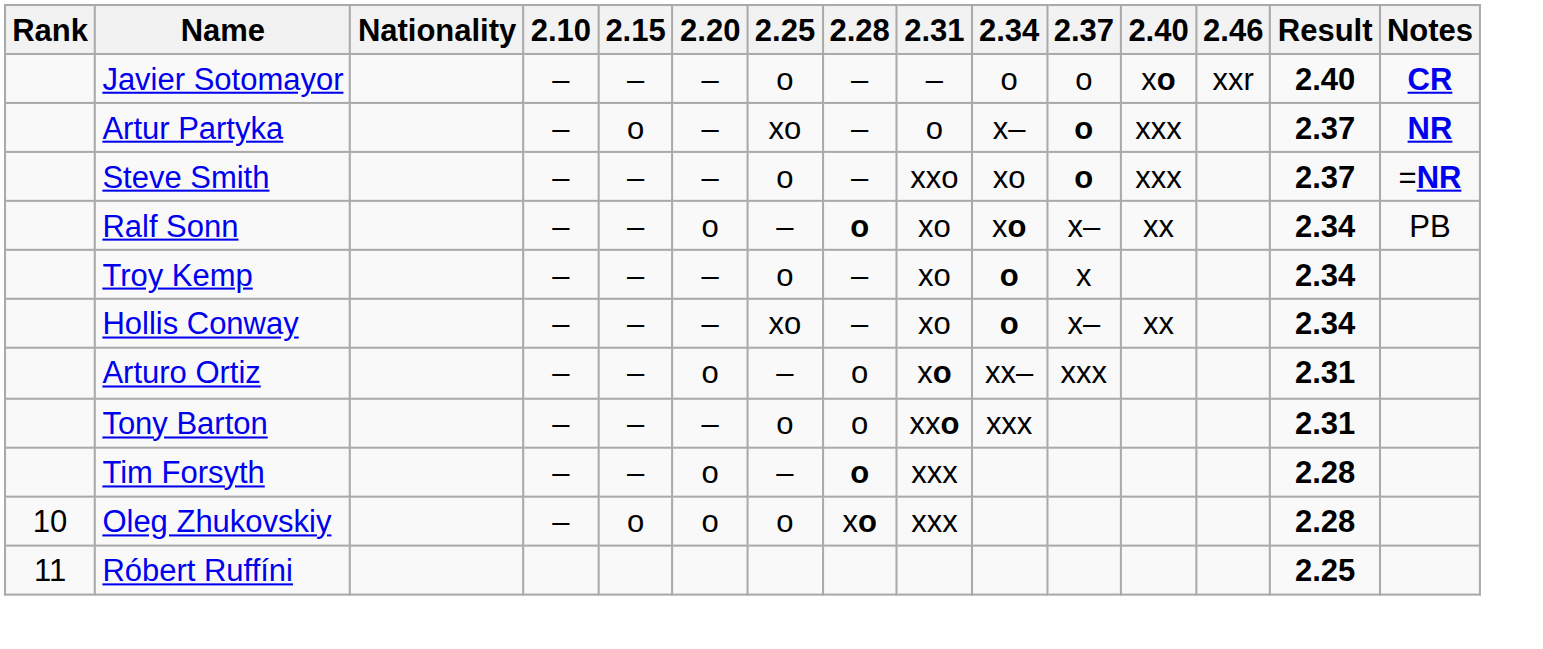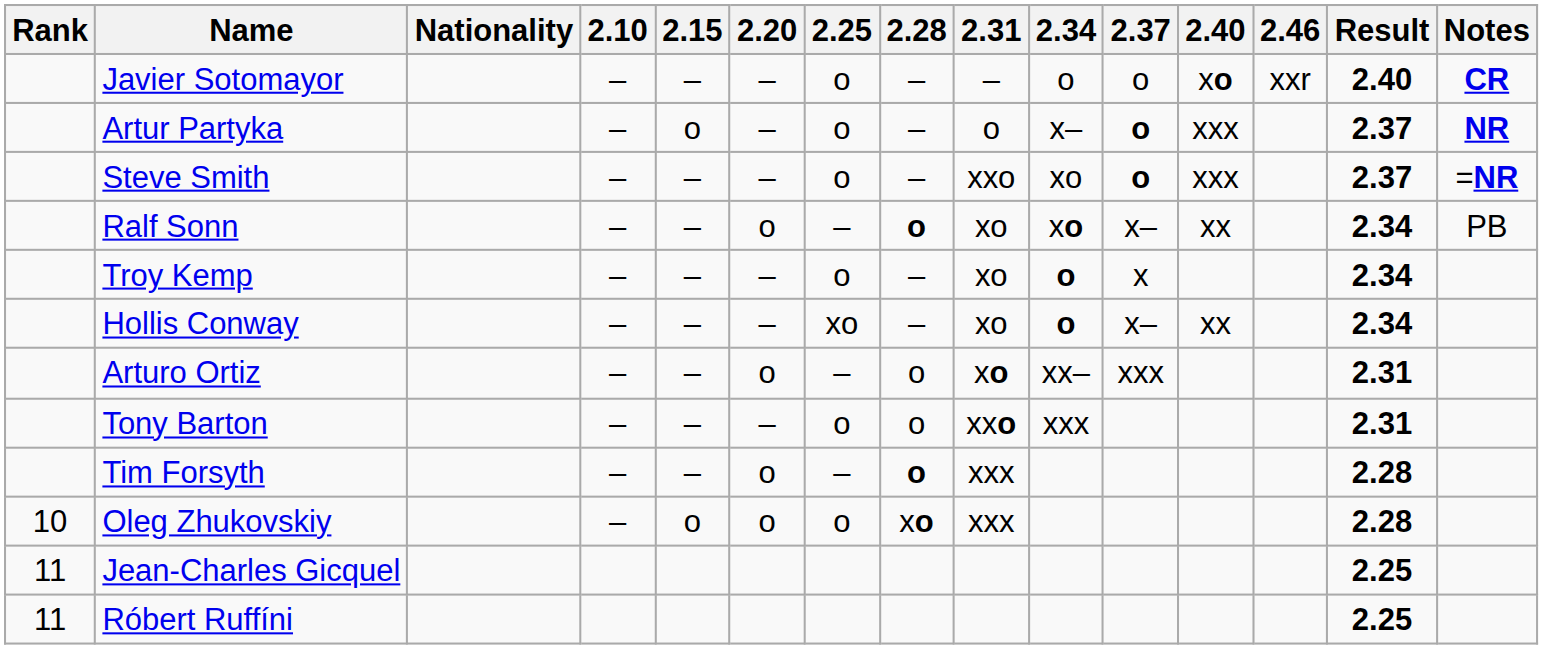(785, 128) xo -> (842, 128) o
+ row: (251, 570)
